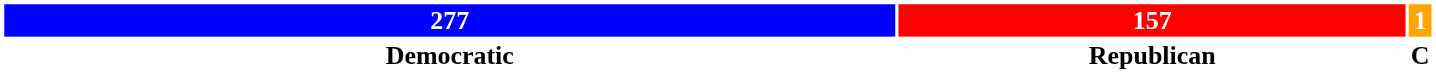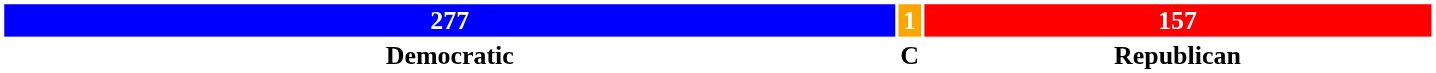columns swapped: (1420, 20) <-> (1152, 20)
